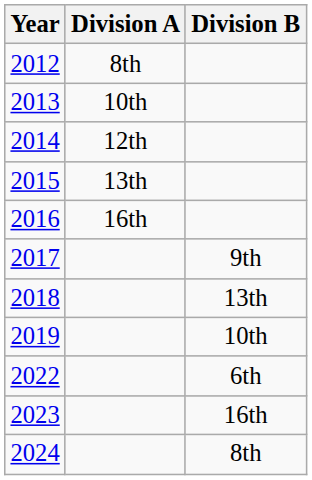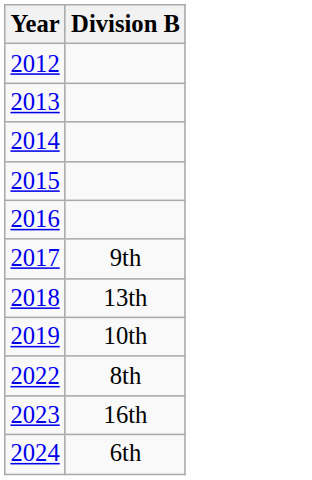- column: (126, 24)
(246, 375) 6th -> (126, 375) 8th
(246, 453) 8th -> (126, 453) 6th
